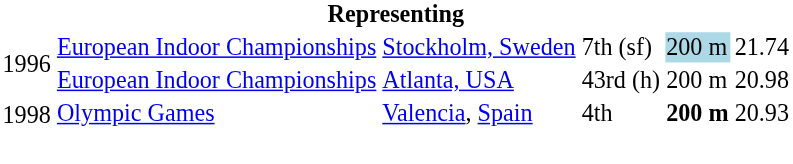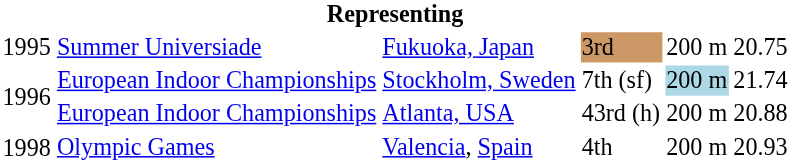+ row: (458, 47)
(762, 80) 20.98 -> (761, 113) 20.88
(697, 113) bold -> (697, 146) normal
